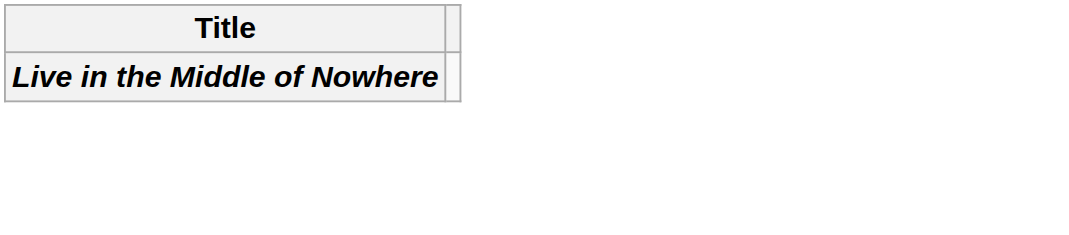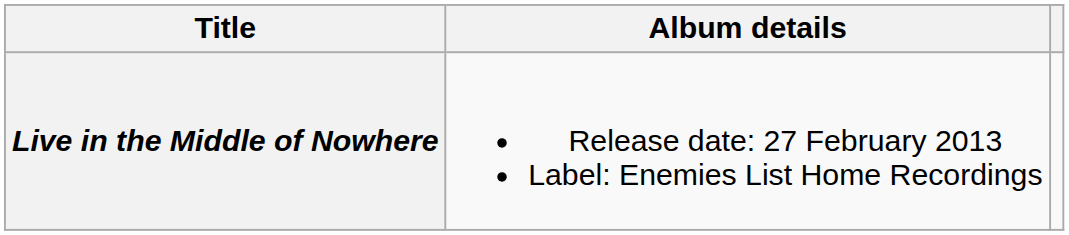+ column: (748, 28)
